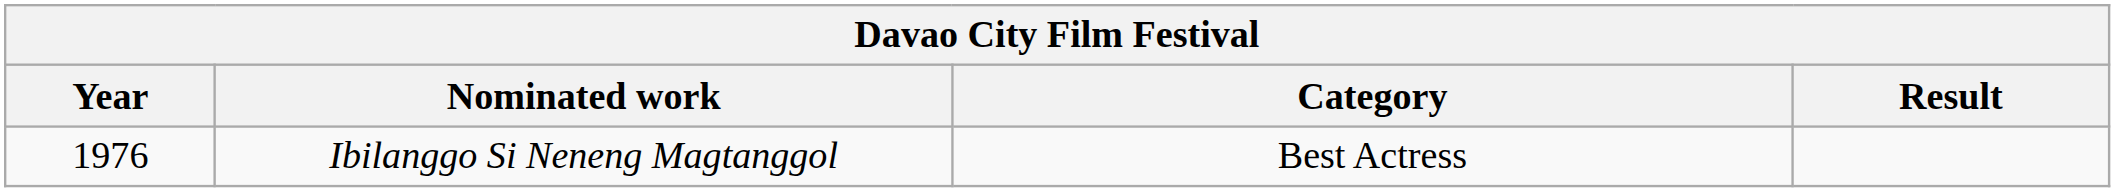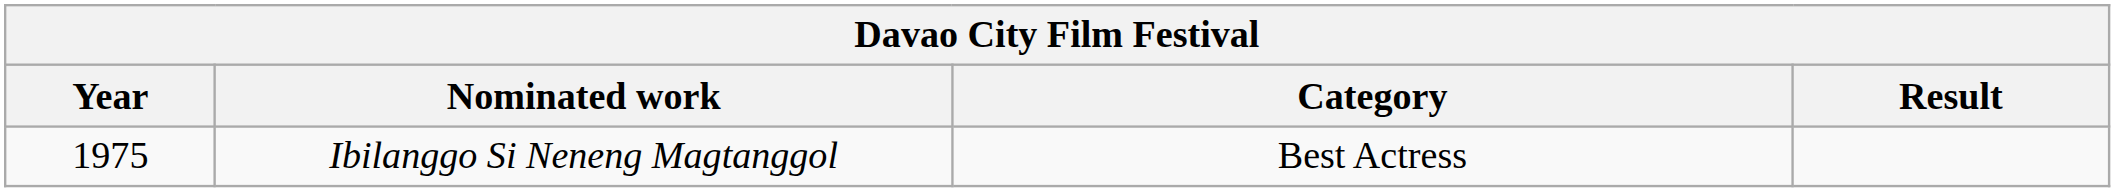(110, 155) 1976 -> (110, 155) 1975
